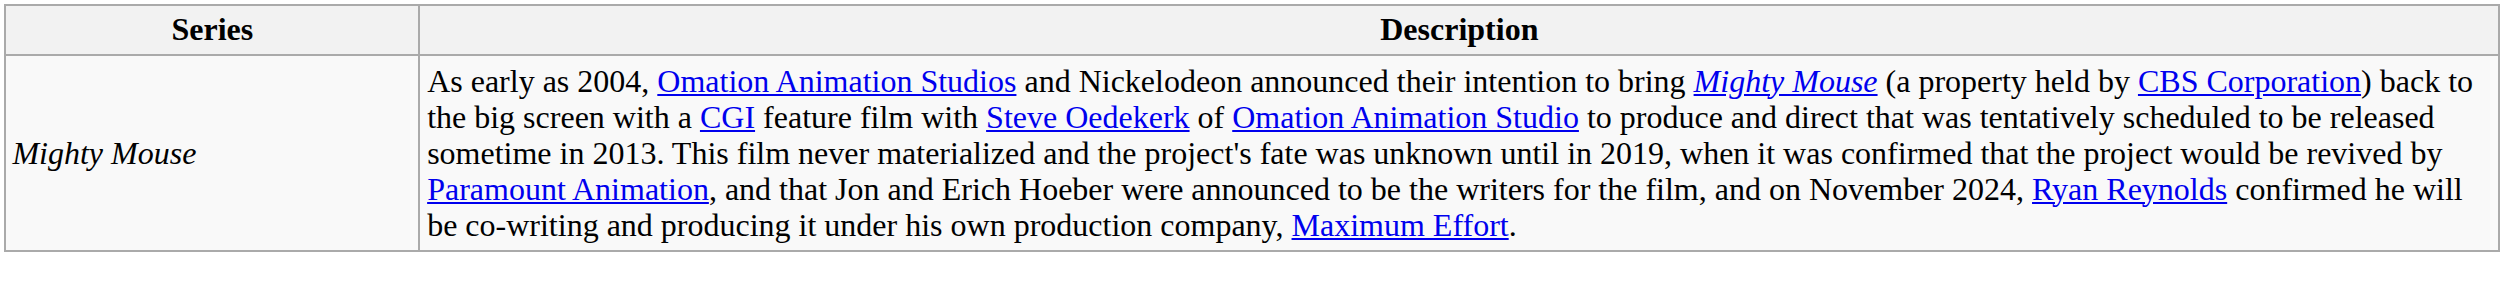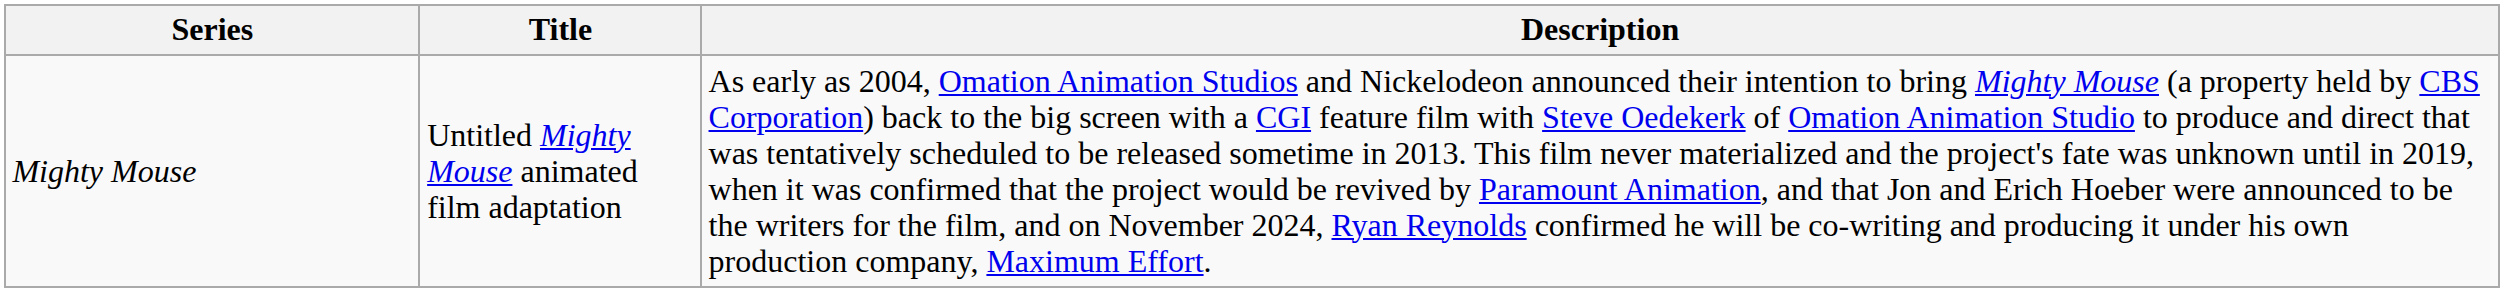+ column: (560, 29)
